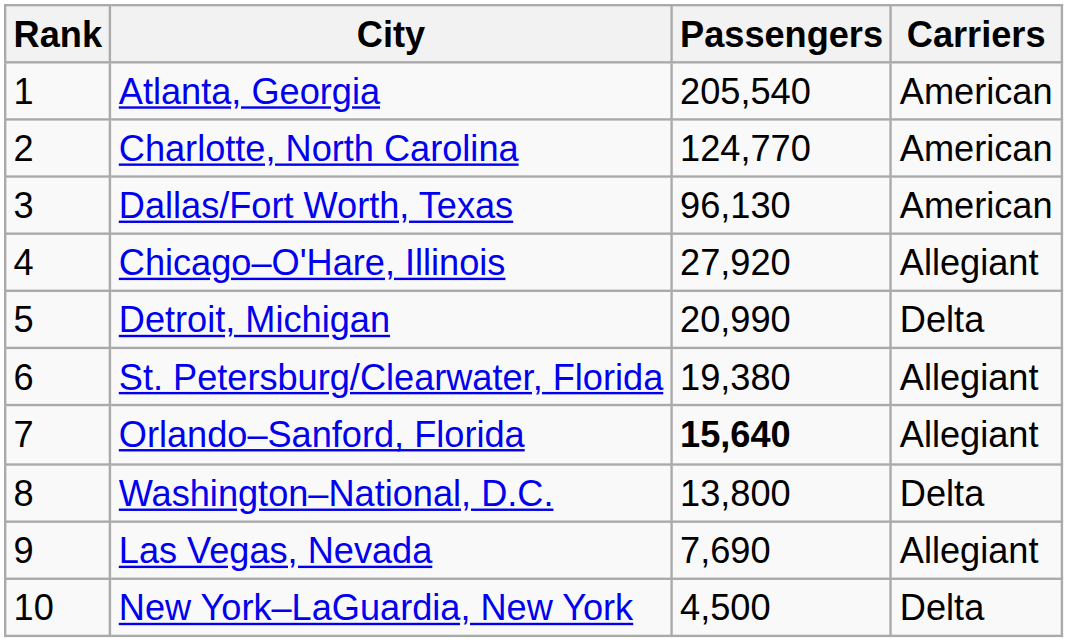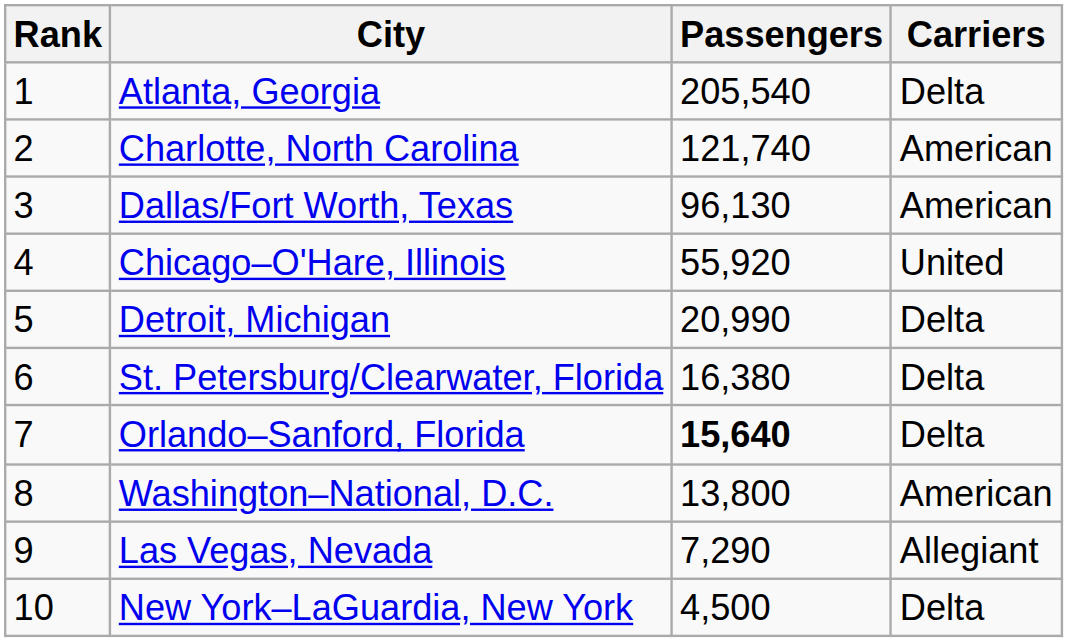(976, 91) American -> (942, 91) Delta
(745, 149) 124,770 -> (745, 149) 121,740
(735, 263) 27,920 -> (735, 263) 55,920
(969, 263) Allegiant -> (952, 263) United
(735, 378) 19,380 -> (735, 378) 16,380
(969, 378) Allegiant -> (942, 378) Delta
(969, 435) Allegiant -> (942, 435) Delta
(942, 492) Delta -> (976, 492) American
(725, 549) 7,690 -> (725, 549) 7,290
